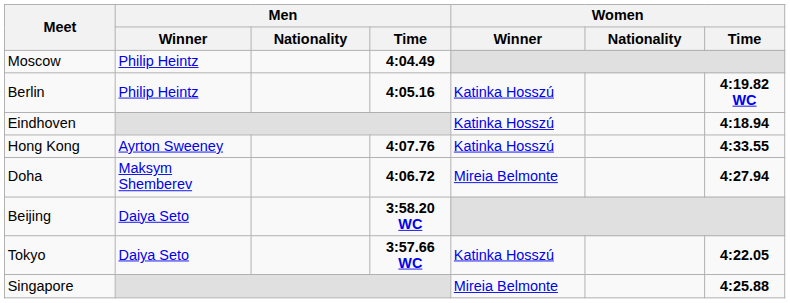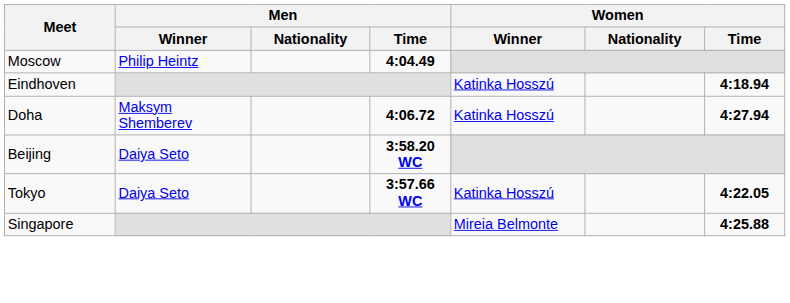- row: (26, 92)
- row: (44, 146)
(506, 177) Mireia Belmonte -> (504, 115) Katinka Hosszú
